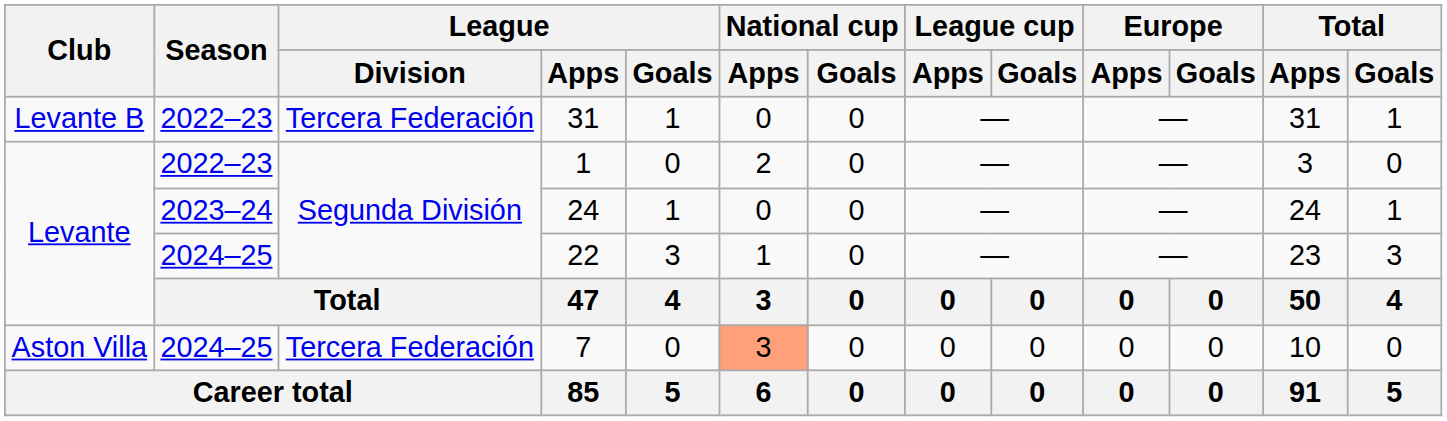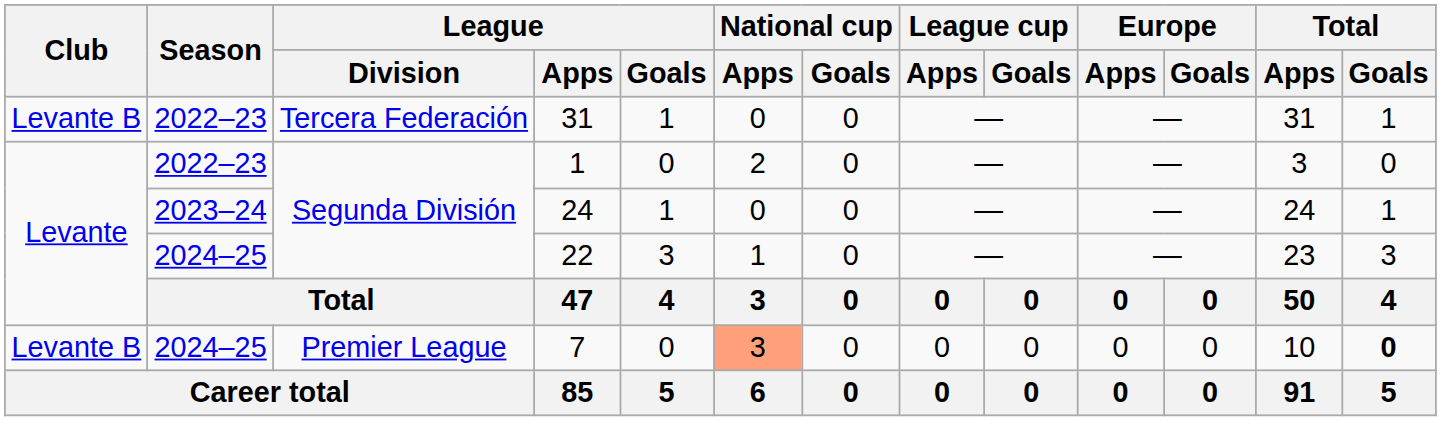(79, 347) Aston Villa -> (76, 347) Levante B
(410, 347) Tercera Federación -> (404, 347) Premier League
(1394, 347) normal -> (1389, 347) bold
